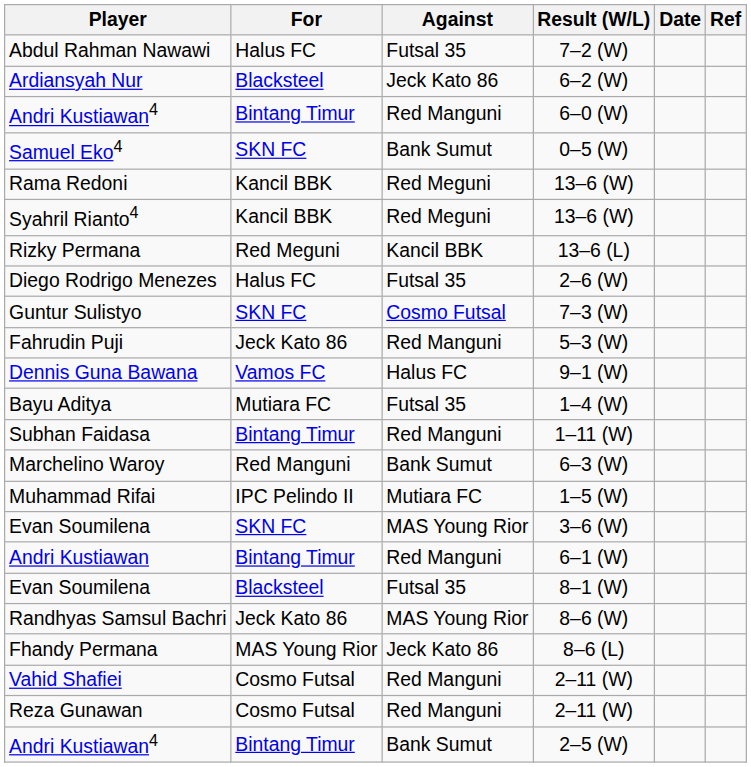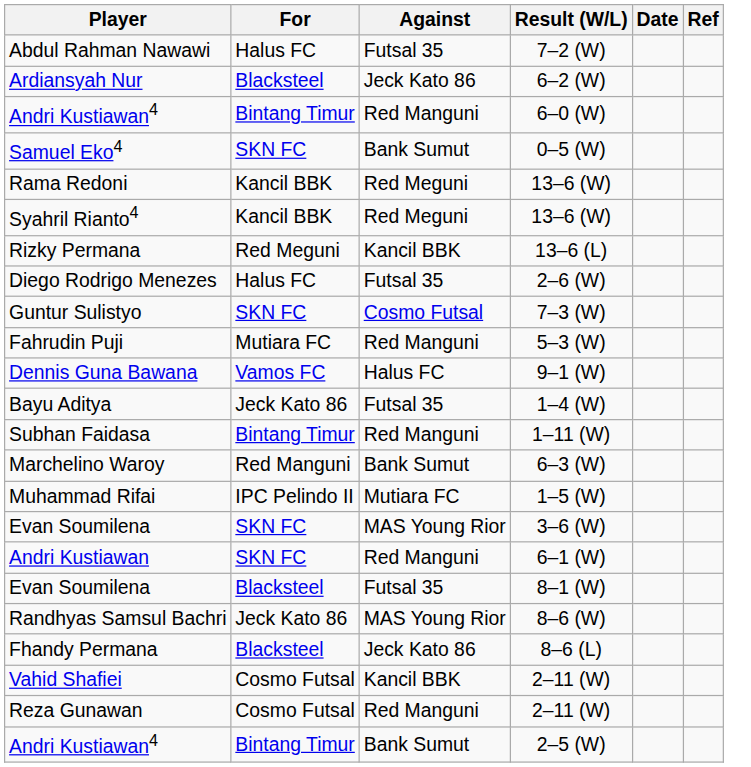(291, 342) Jeck Kato 86 -> (283, 342) Mutiara FC
(283, 404) Mutiara FC -> (291, 404) Jeck Kato 86
(295, 557) Bintang Timur -> (271, 557) SKN FC
(306, 649) MAS Young Rior -> (279, 649) Blacksteel
(444, 680) Red Manguni -> (412, 680) Kancil BBK
